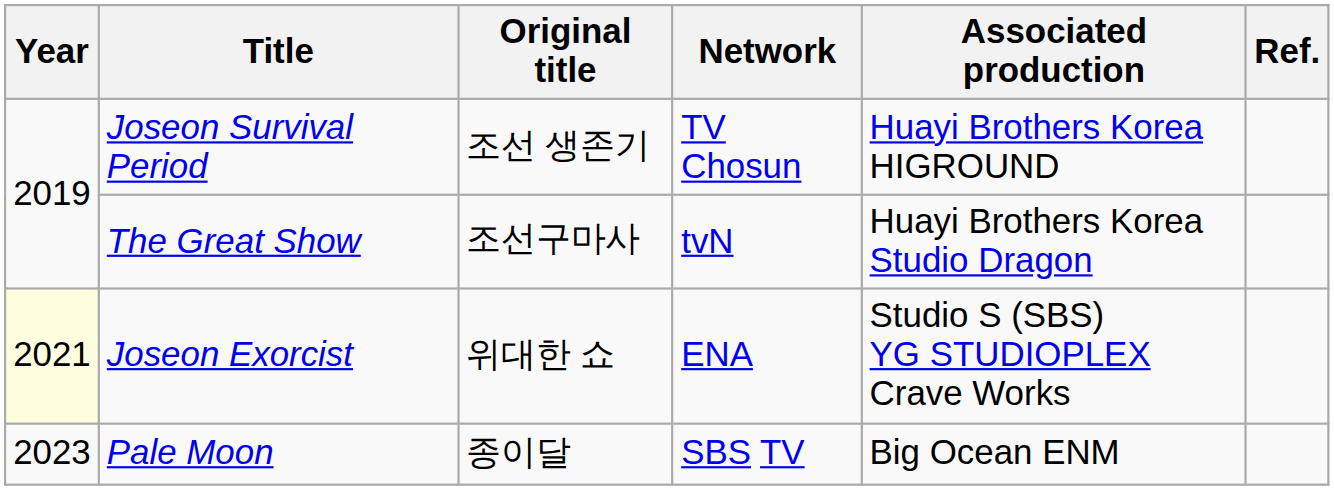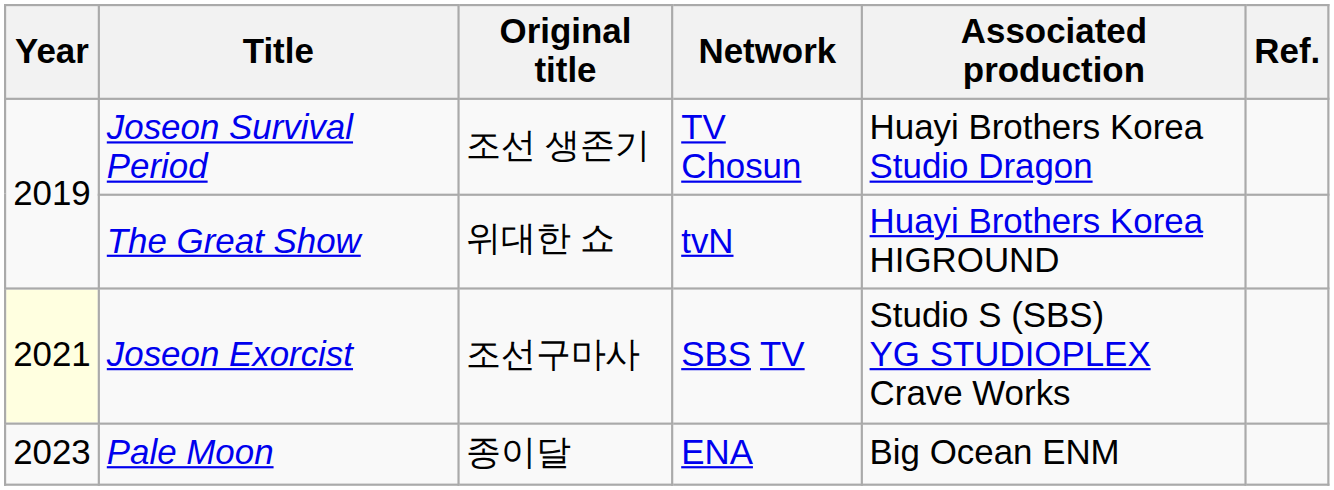(1036, 146) Huayi Brothers Korea HIGROUND -> (1036, 146) Huayi Brothers Korea Studio Dragon
(553, 239) 조선구마사 -> (541, 239) 위대한 쇼
(1036, 240) Huayi Brothers Korea Studio Dragon -> (1036, 240) Huayi Brothers Korea HIGROUND
(541, 353) 위대한 쇼 -> (553, 353) 조선구마사
(717, 355) ENA -> (743, 355) SBS TV
(743, 452) SBS TV -> (717, 452) ENA
